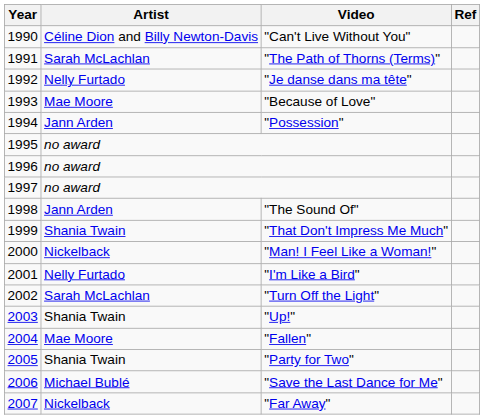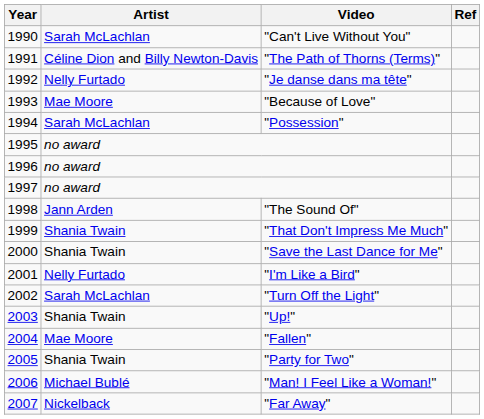(151, 36) Céline Dion and Billy Newton-Davis -> (97, 36) Sarah McLachlan
(97, 58) Sarah McLachlan -> (151, 58) Céline Dion and Billy Newton-Davis
(78, 123) Jann Arden -> (97, 123) Sarah McLachlan
(77, 252) Nickelback -> (85, 252) Shania Twain
(350, 252) "Man! I Feel Like a Woman!" -> (353, 252) "Save the Last Dance for Me"
(353, 381) "Save the Last Dance for Me" -> (350, 381) "Man! I Feel Like a Woman!"
